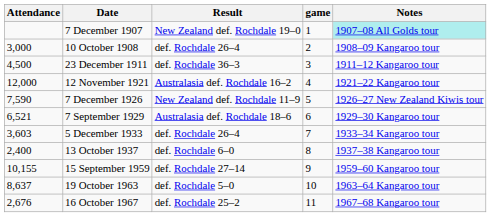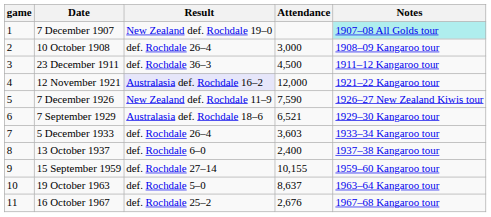columns swapped: (318, 13) <-> (33, 13)
(223, 82) no background -> (195, 82) lavender background
